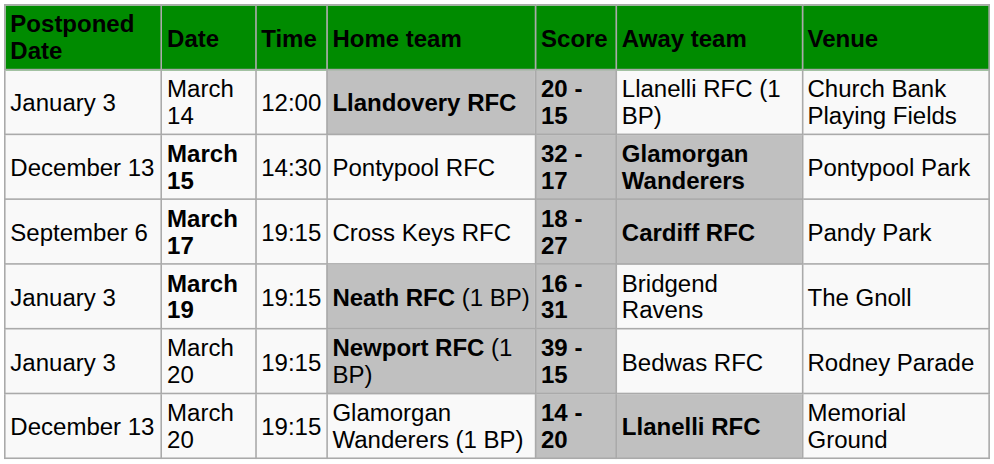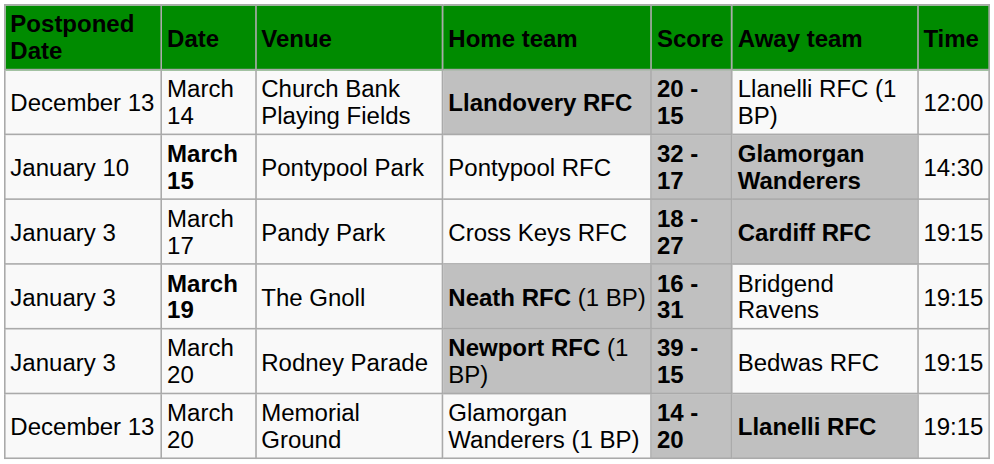columns swapped: (289, 37) <-> (843, 37)
(63, 102) January 3 -> (82, 102) December 13
(82, 167) December 13 -> (70, 167) January 10
(79, 232) September 6 -> (63, 232) January 3
(202, 232) bold -> (200, 232) normal
